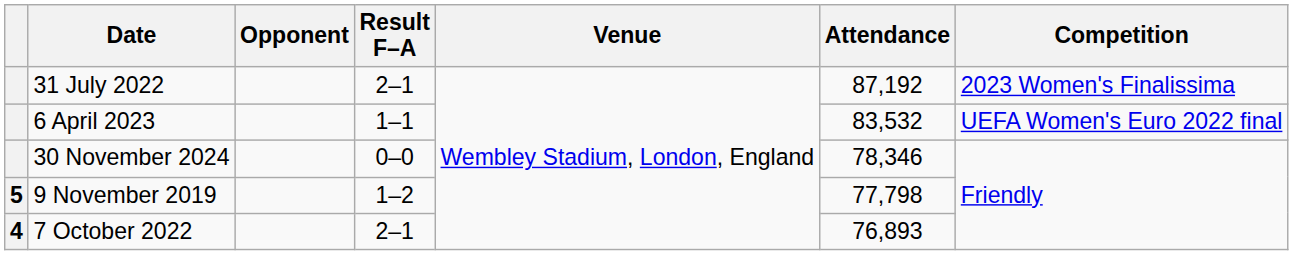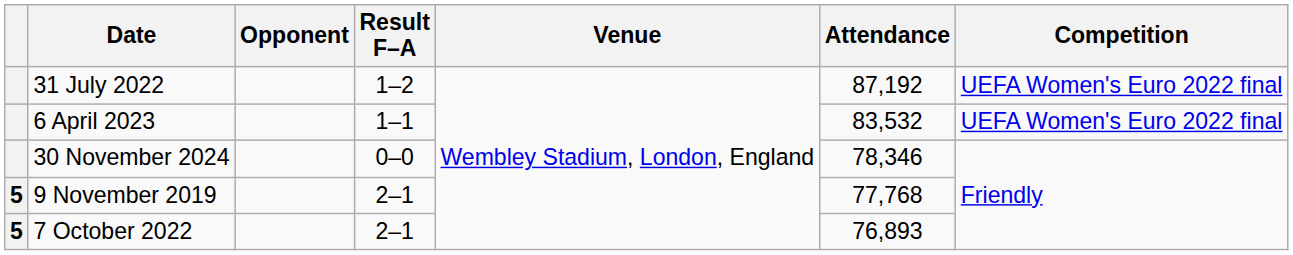(395, 85) 2–1 -> (395, 85) 1–2
(1098, 85) 2023 Women's Finalissima -> (1122, 85) UEFA Women's Euro 2022 final
(395, 194) 1–2 -> (395, 194) 2–1
(887, 194) 77,798 -> (887, 194) 77,768
(16, 231) 4 -> (16, 231) 5
